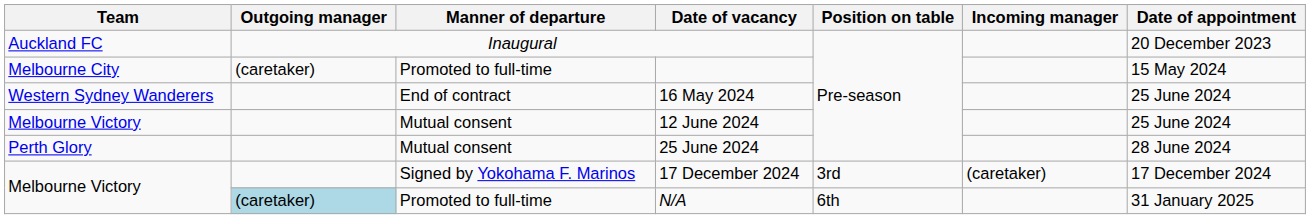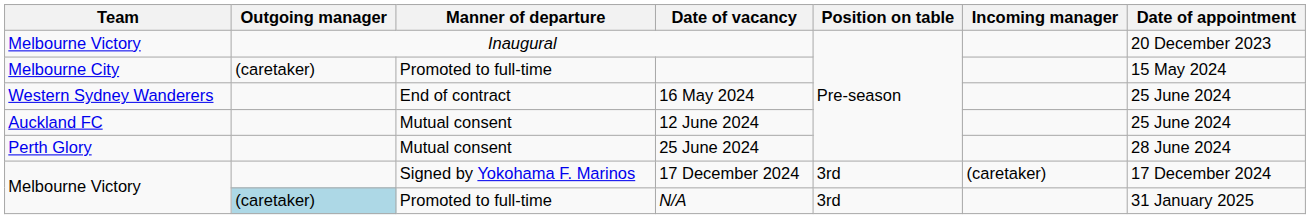(55, 43) Auckland FC -> (75, 43) Melbourne Victory
(75, 122) Melbourne Victory -> (55, 122) Auckland FC
(828, 200) 6th -> (829, 200) 3rd
